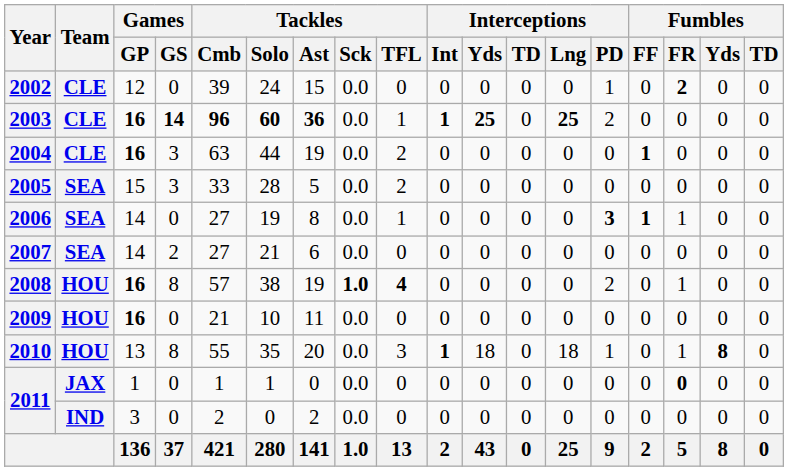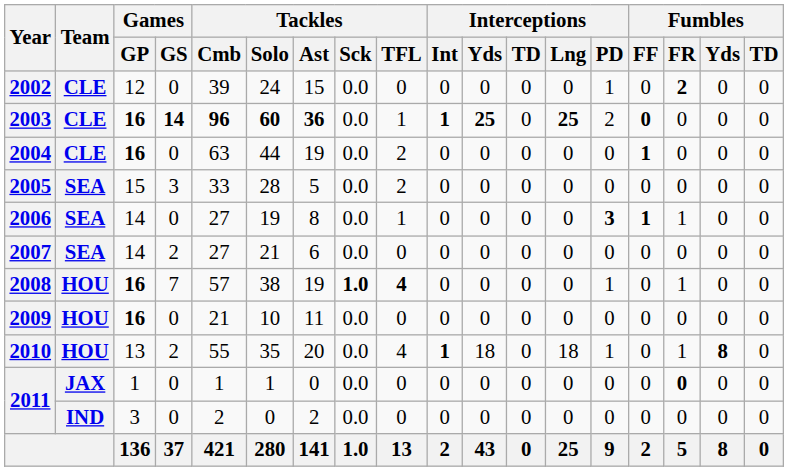(646, 119) normal -> (646, 119) bold
(174, 152) 3 -> (174, 152) 0
(174, 284) 8 -> (174, 284) 7
(610, 284) 2 -> (610, 284) 1
(174, 350) 8 -> (174, 350) 2
(401, 350) 3 -> (401, 350) 4
